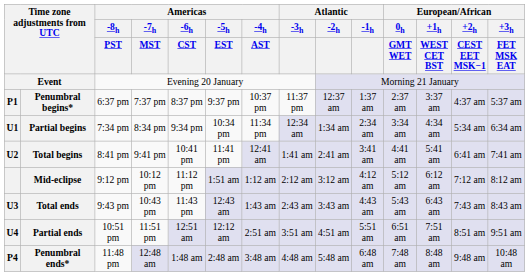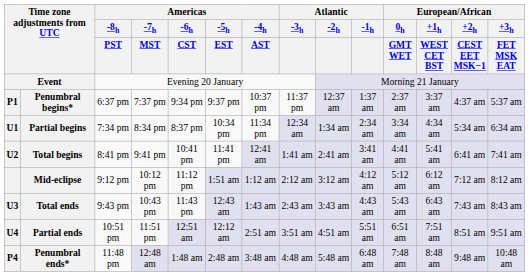(187, 102) 8:37 pm -> (187, 102) 9:34 pm
(187, 128) 9:34 pm -> (187, 128) 8:37 pm
